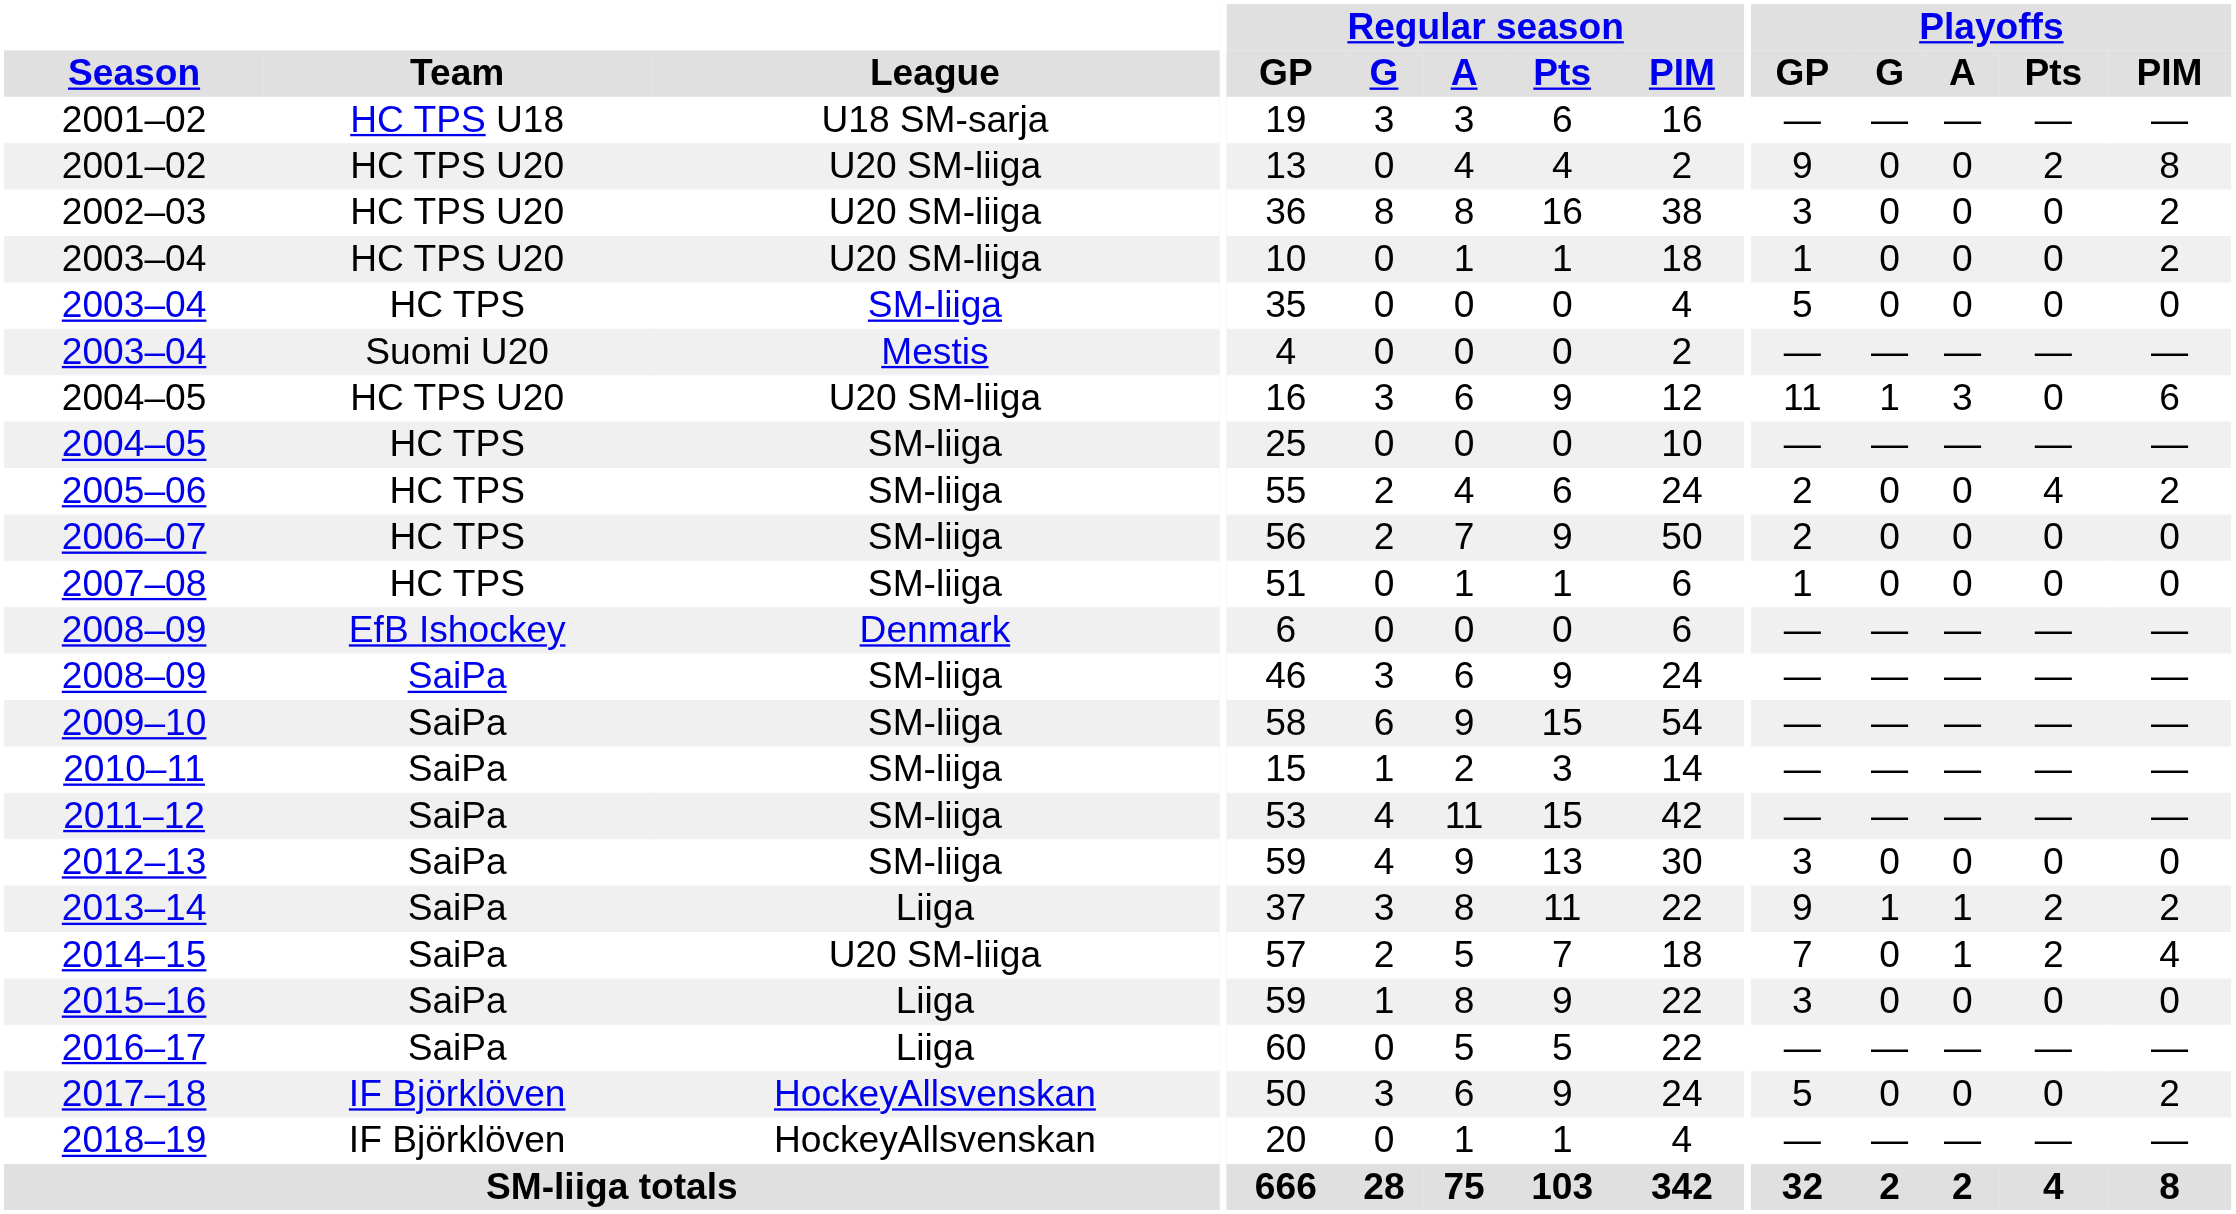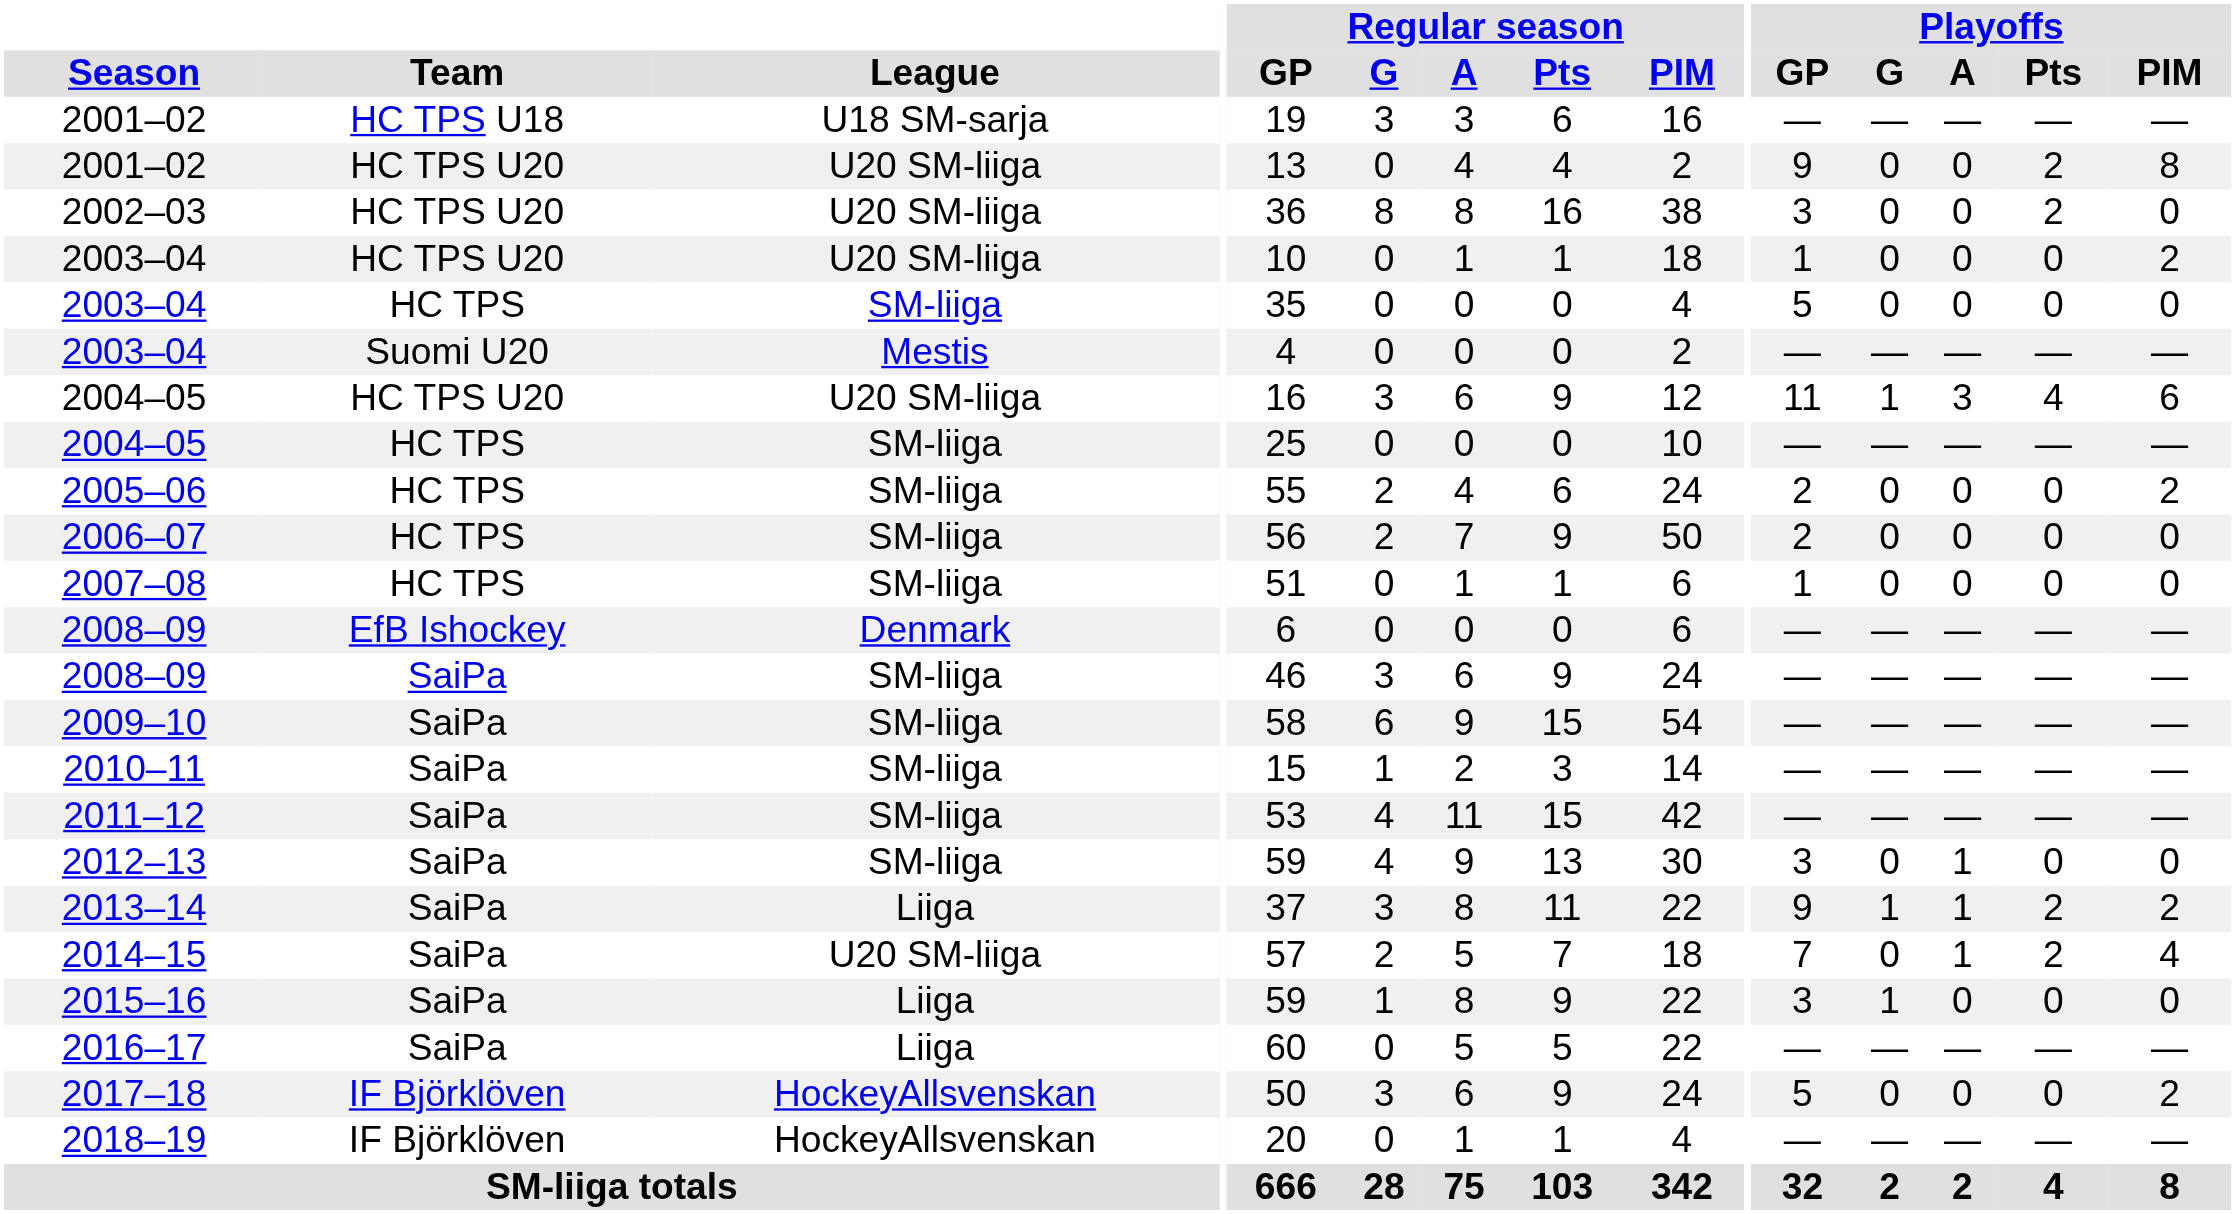(2053, 212) 0 -> (2053, 212) 2
(2169, 212) 2 -> (2169, 212) 0
(2053, 397) 0 -> (2053, 397) 4
(2053, 490) 4 -> (2053, 490) 0
(1962, 861) 0 -> (1962, 861) 1
(1890, 1000) 0 -> (1890, 1000) 1
